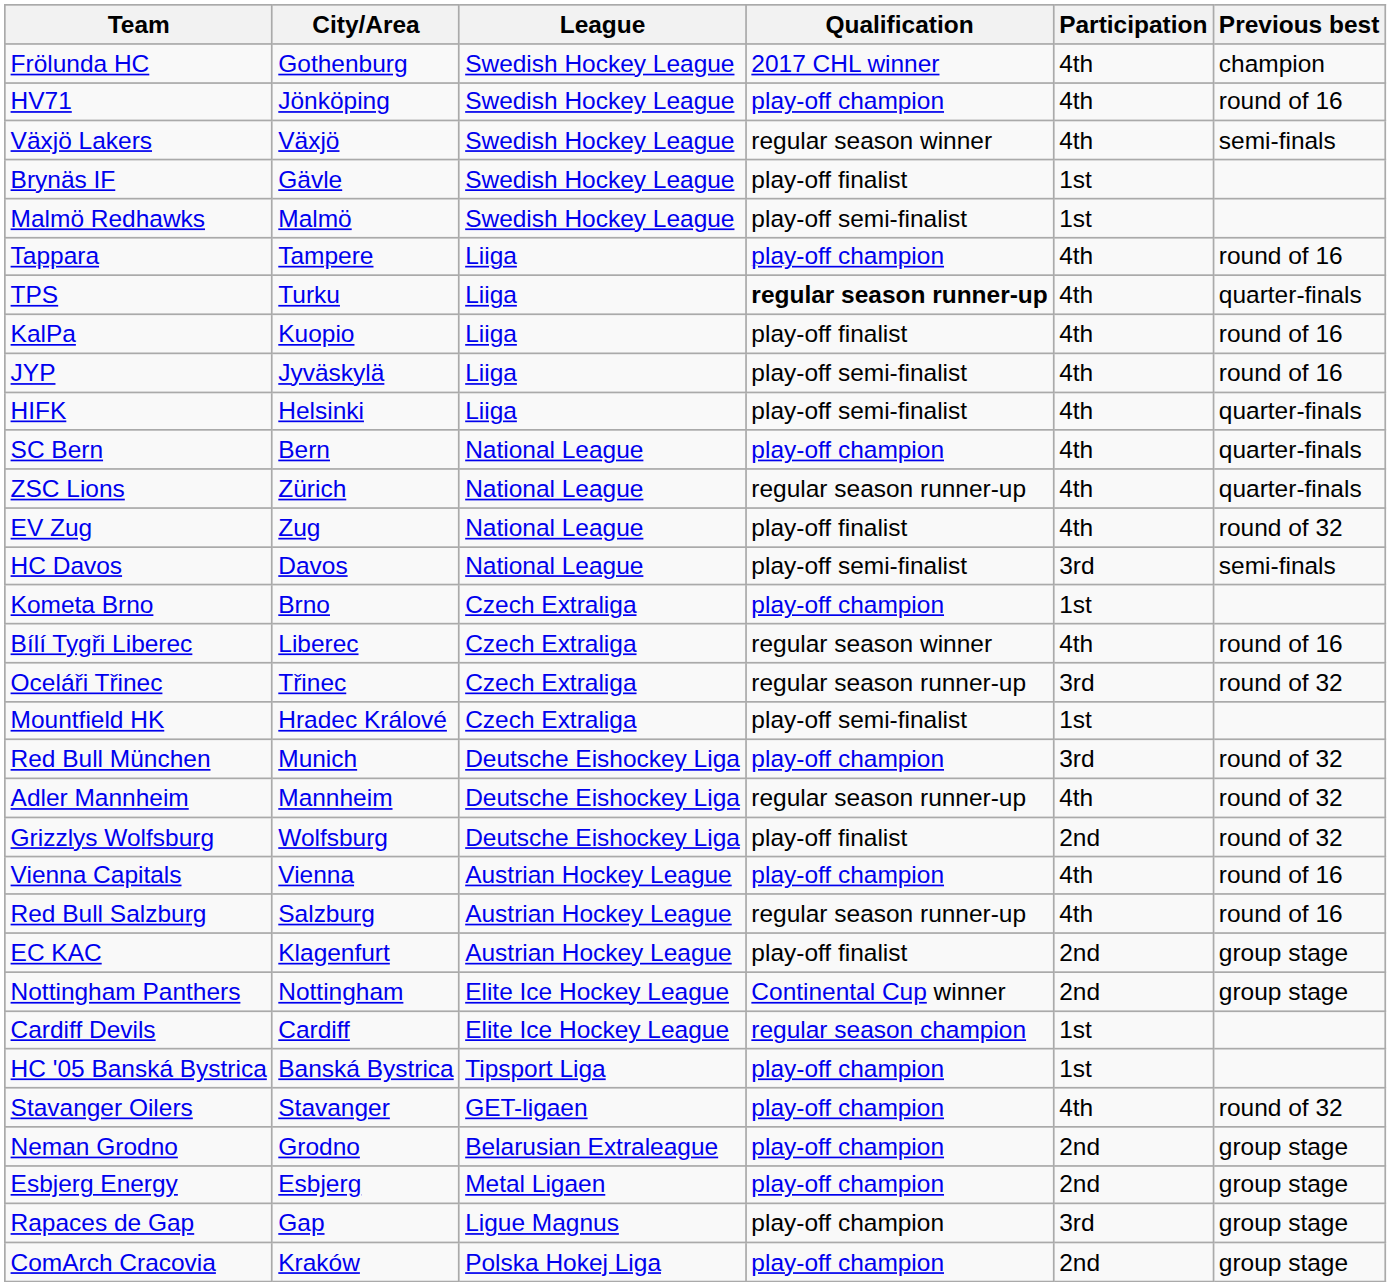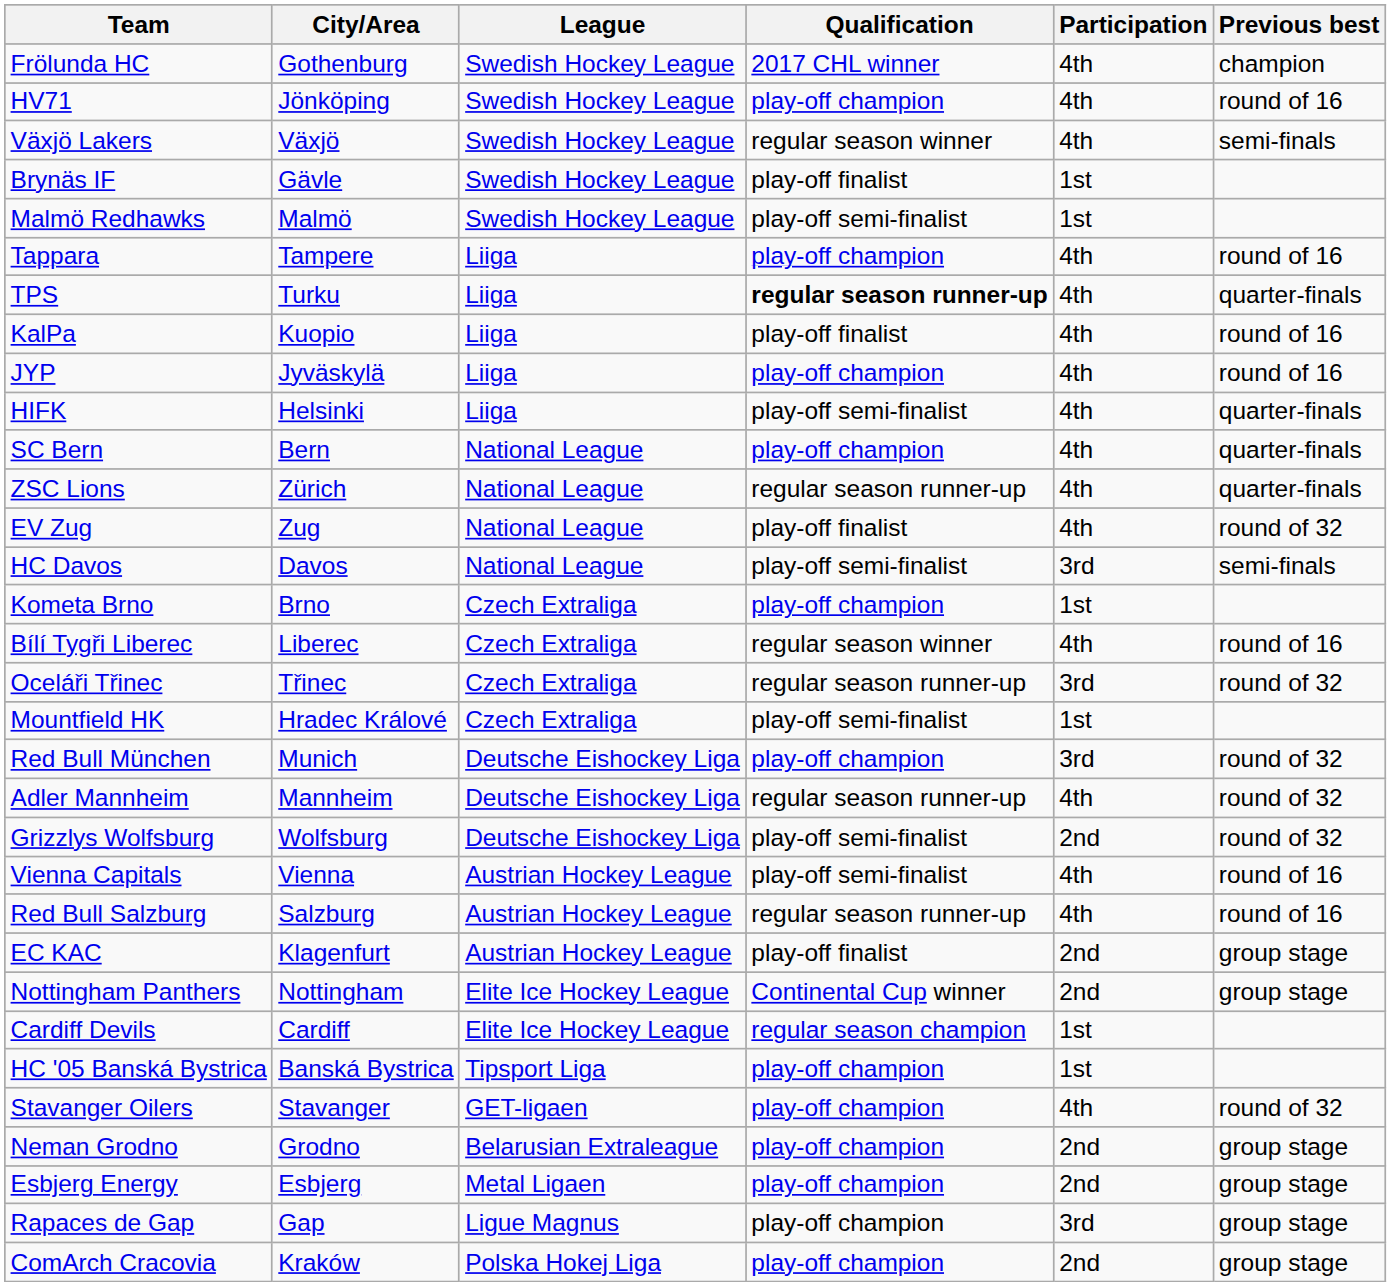(859, 373) play-off semi-finalist -> (848, 373) play-off champion
(829, 837) play-off finalist -> (859, 837) play-off semi-finalist
(848, 875) play-off champion -> (859, 875) play-off semi-finalist
